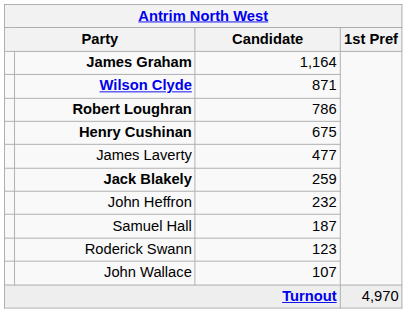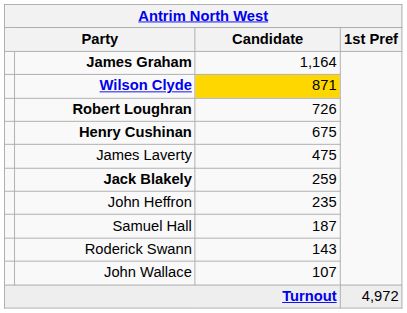(324, 86) no background -> (324, 86) gold background
(324, 109) 786 -> (324, 109) 726
(324, 156) 477 -> (324, 156) 475
(324, 202) 232 -> (324, 202) 235
(324, 249) 123 -> (324, 249) 143
(380, 296) 4,970 -> (380, 296) 4,972
